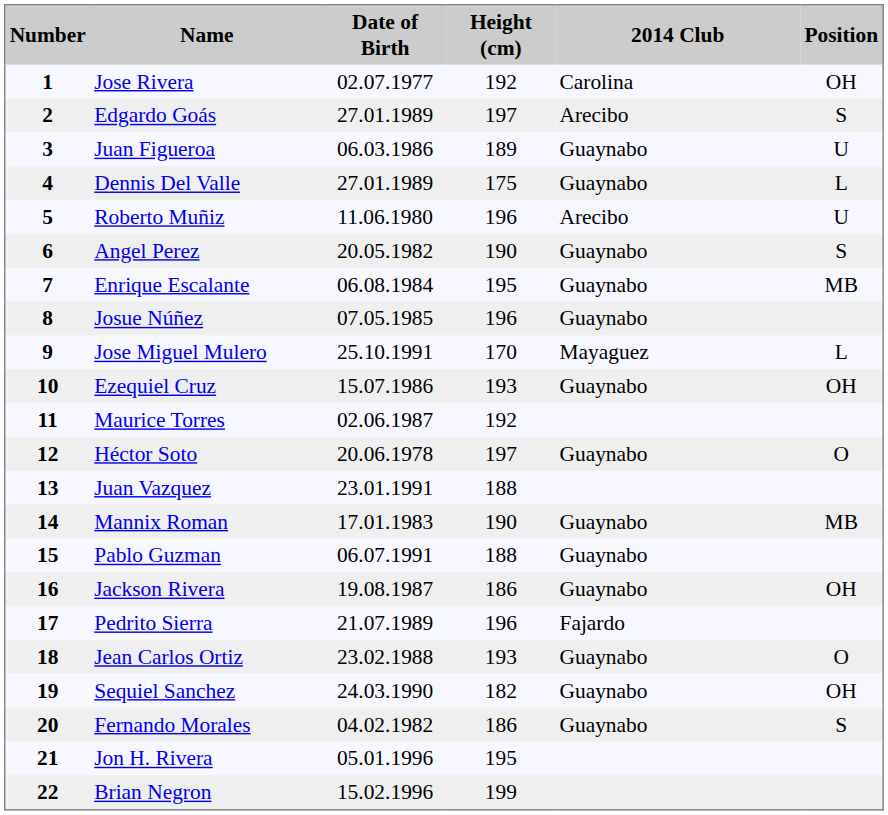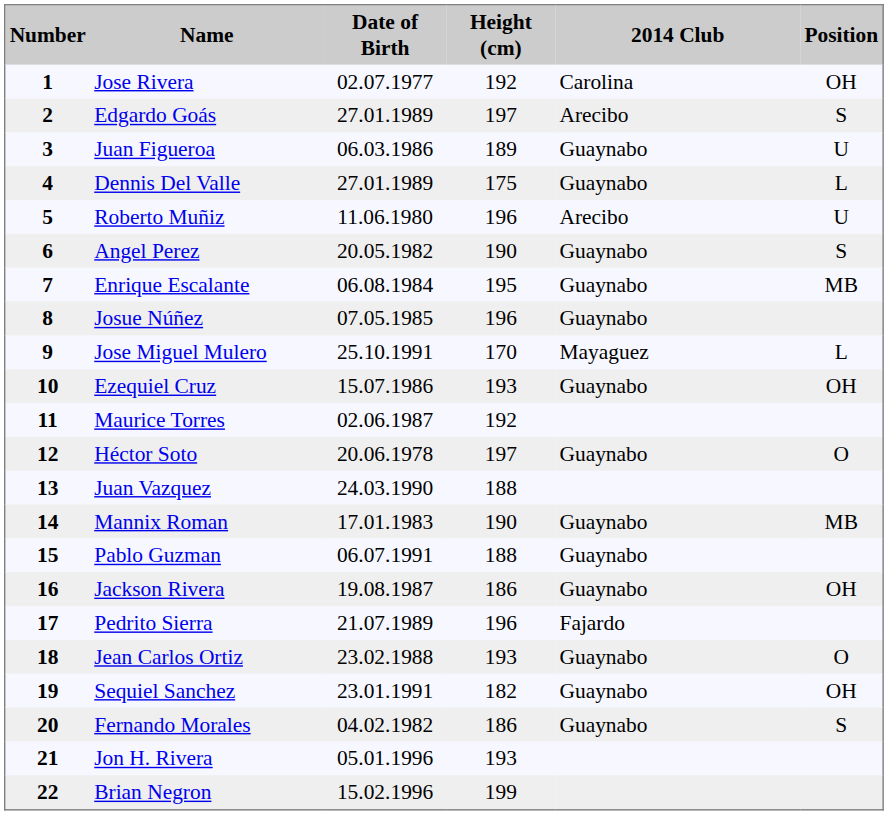(385, 487) 23.01.1991 -> (385, 487) 24.03.1990
(385, 690) 24.03.1990 -> (385, 690) 23.01.1991
(501, 758) 195 -> (501, 758) 193
